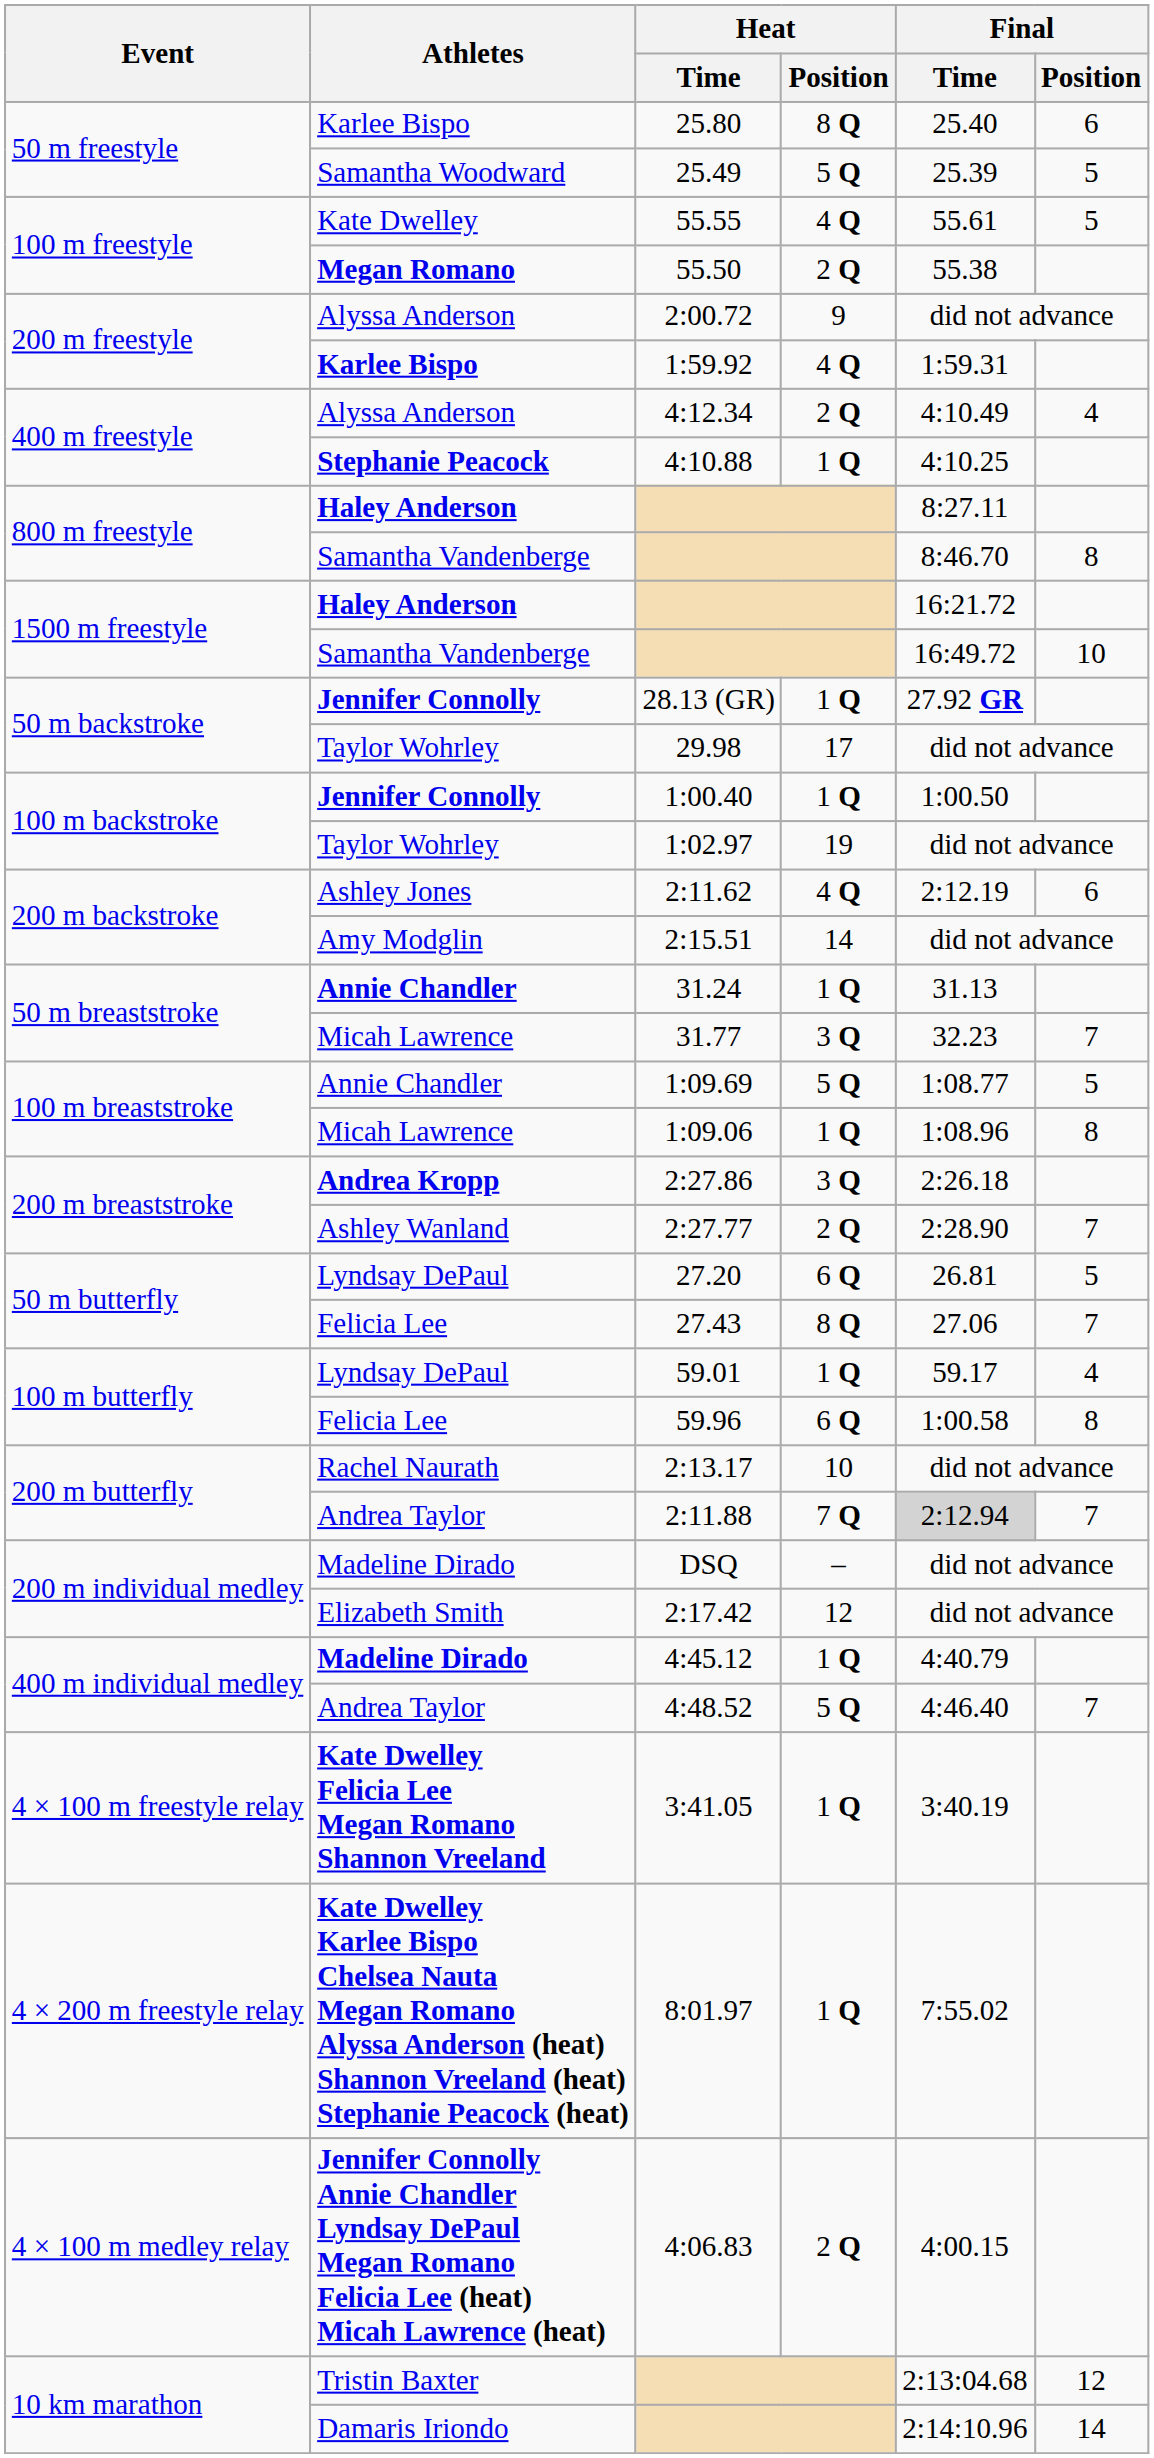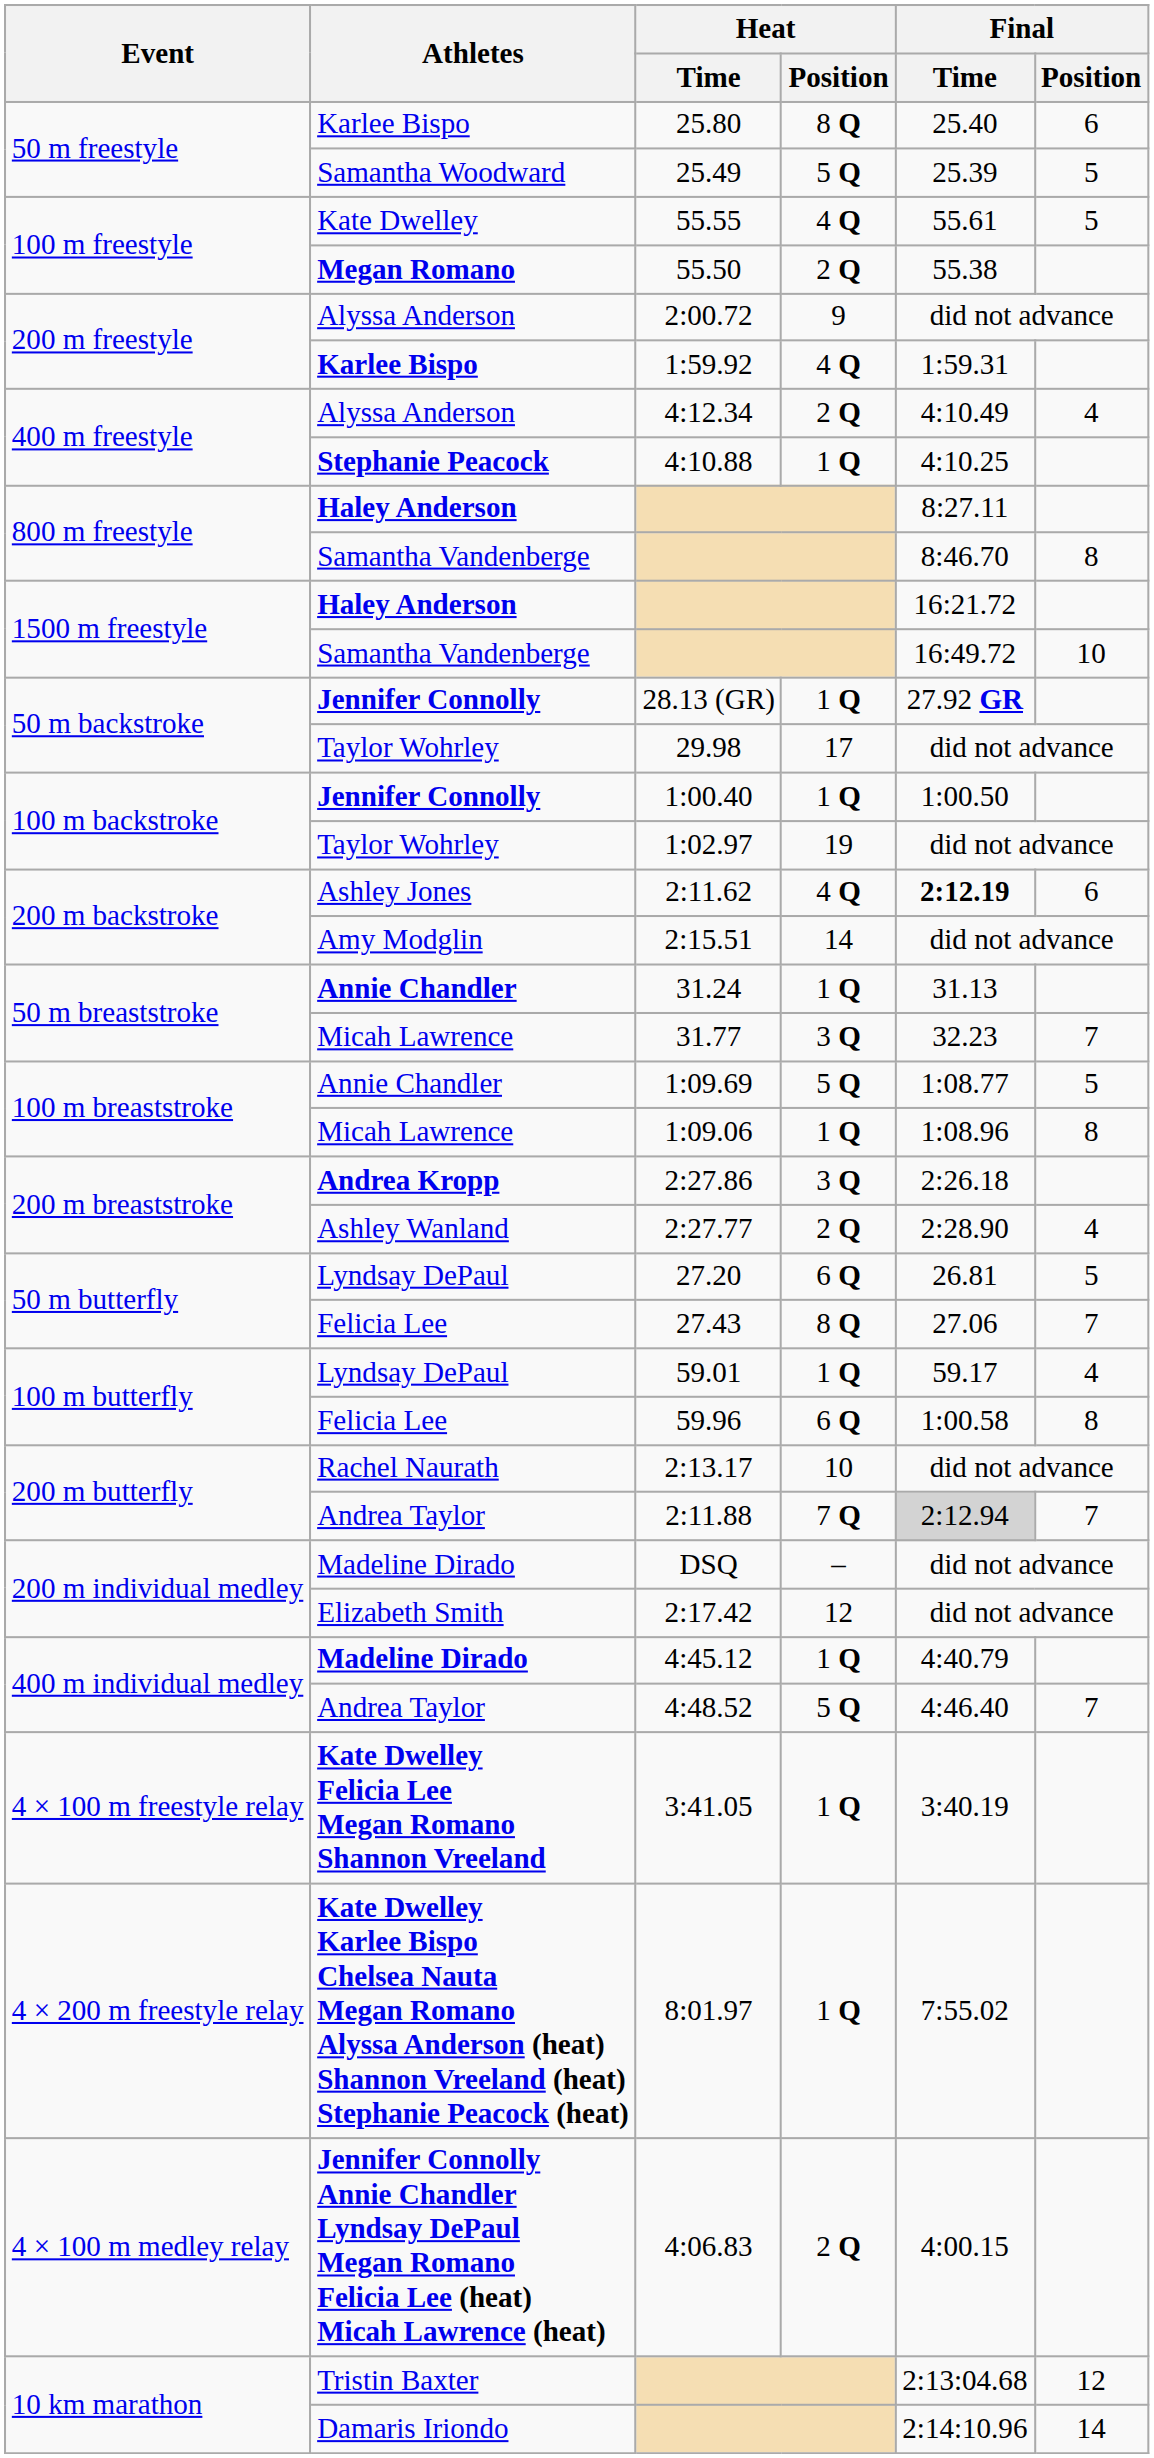(965, 892) normal -> (965, 892) bold
(1091, 1228) 7 -> (1091, 1228) 4
